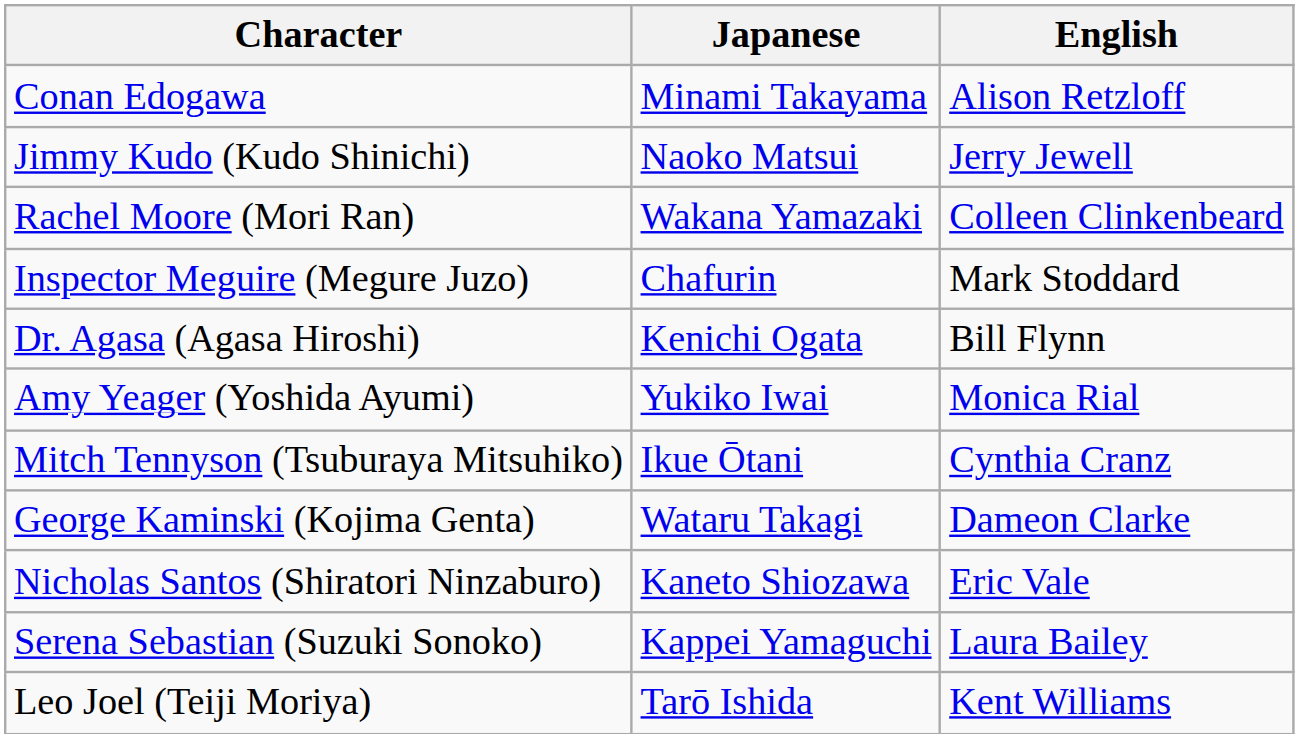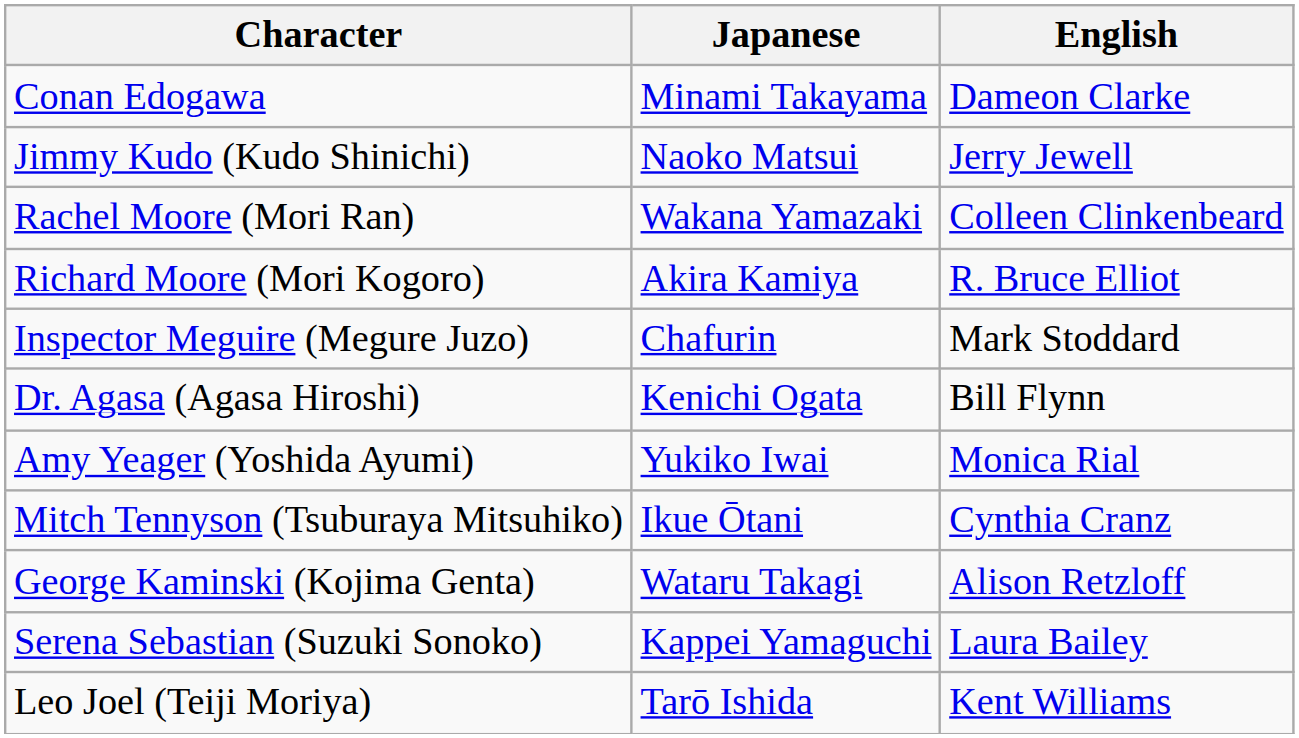(1067, 95) Alison Retzloff -> (1070, 95) Dameon Clarke
+ row: (249, 277)
(1070, 519) Dameon Clarke -> (1067, 580) Alison Retzloff
- row: (308, 580)
